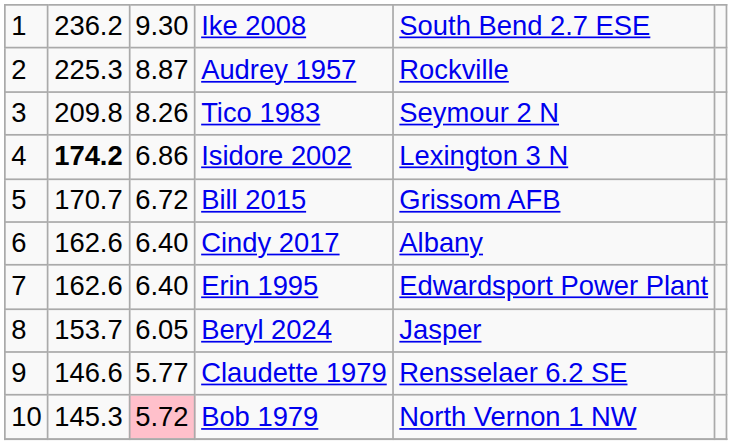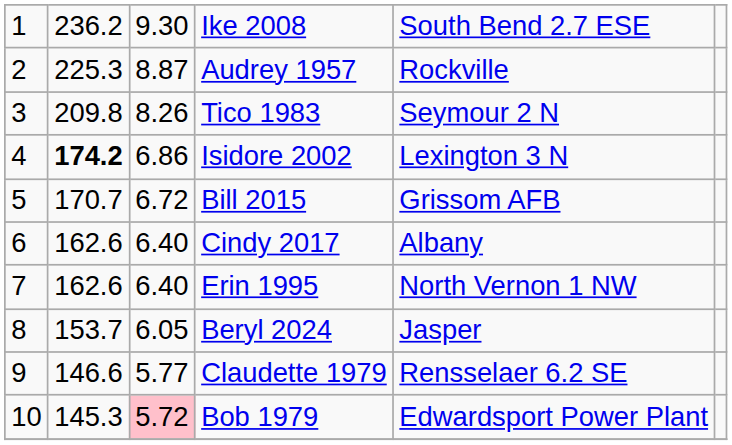(554, 286) Edwardsport Power Plant -> (518, 286) North Vernon 1 NW
(518, 416) North Vernon 1 NW -> (554, 416) Edwardsport Power Plant
